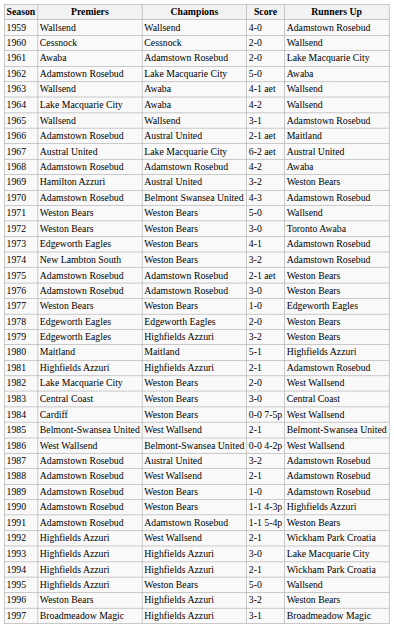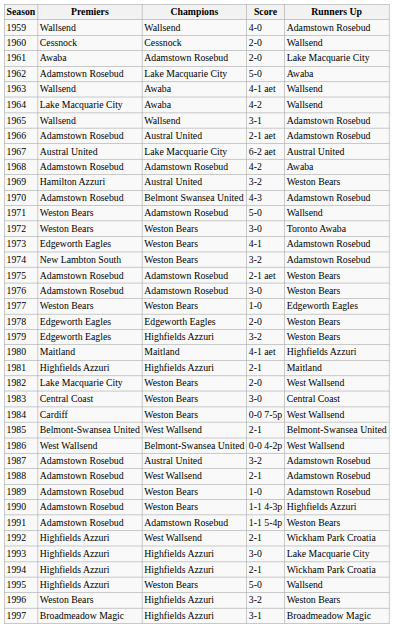(304, 136) Maitland -> (329, 136) Adamstown Rosebud
(171, 213) Weston Bears -> (186, 213) Adamstown Rosebud
(255, 352) 5-1 -> (262, 352) 4-1 aet
(329, 368) Adamstown Rosebud -> (304, 368) Maitland
